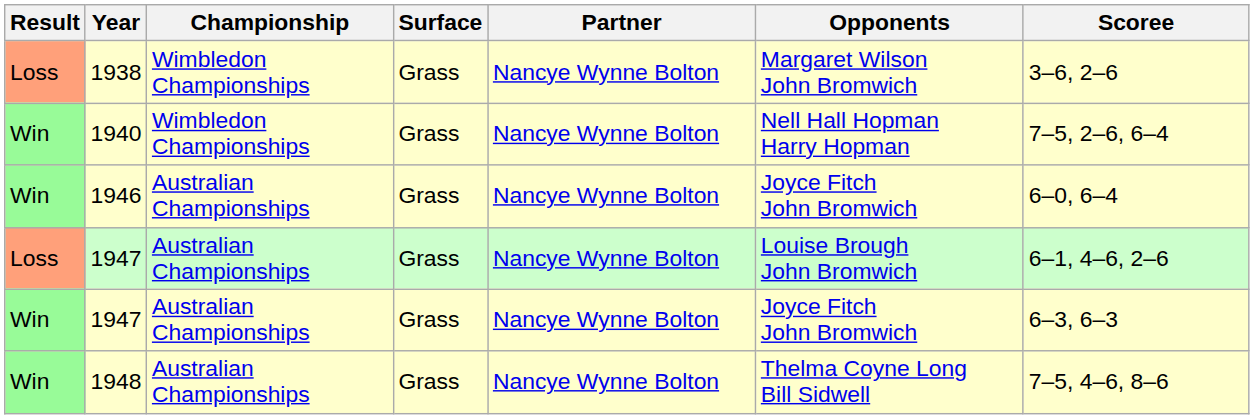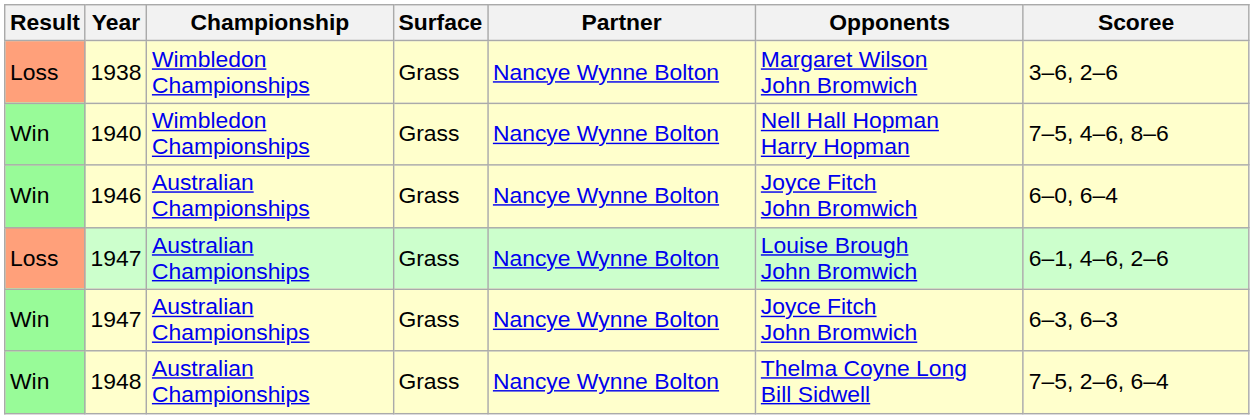(1099, 133) 7–5, 2–6, 6–4 -> (1099, 133) 7–5, 4–6, 8–6
(1099, 381) 7–5, 4–6, 8–6 -> (1099, 381) 7–5, 2–6, 6–4
